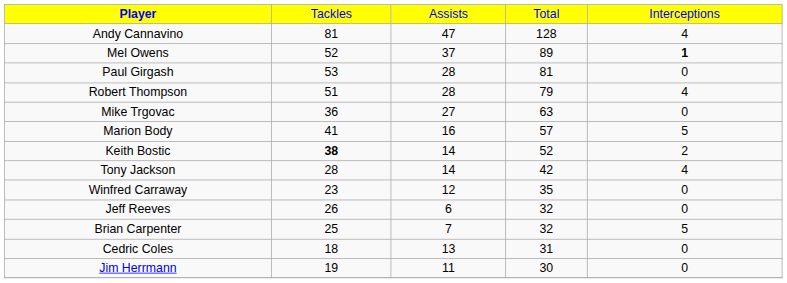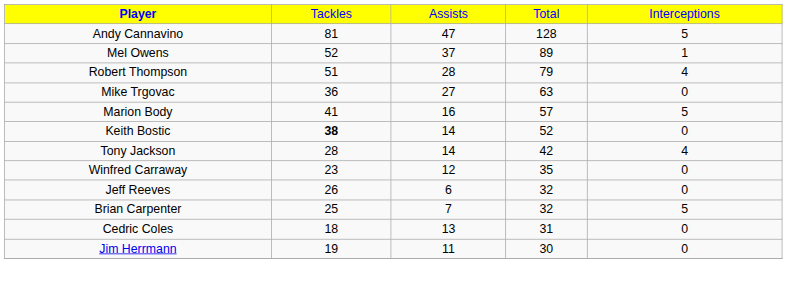(685, 33) 4 -> (685, 33) 5
(685, 53) bold -> (685, 53) normal
- row: (138, 72)
(685, 151) 2 -> (685, 131) 0
